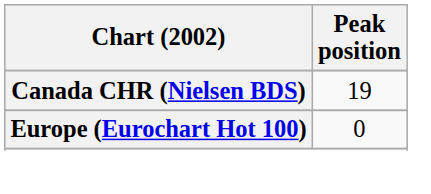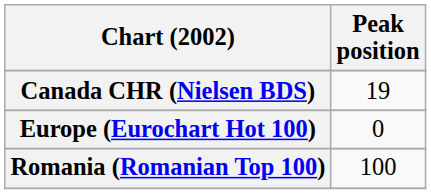+ row: (168, 167)
